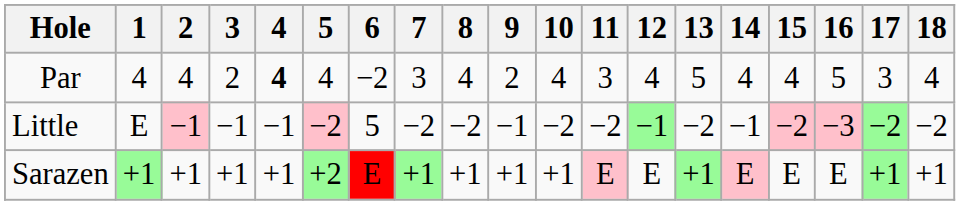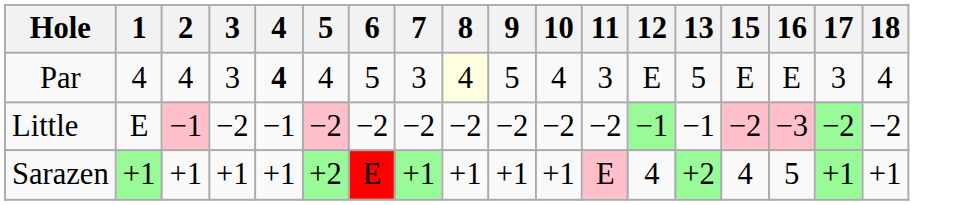- column: (745, 28)
(232, 77) 2 -> (232, 77) 3
(372, 77) −2 -> (372, 77) 5
(465, 77) no background -> (465, 77) lightyellow background
(512, 77) 2 -> (512, 77) 5
(652, 77) 4 -> (652, 77) E
(792, 77) 4 -> (745, 77) E
(838, 77) 5 -> (792, 77) E
(232, 125) −1 -> (232, 125) −2
(372, 125) 5 -> (372, 125) −2
(512, 125) −1 -> (512, 125) −2
(698, 125) −2 -> (698, 125) −1
(652, 174) E -> (652, 174) 4
(698, 174) +1 -> (698, 174) +2
(792, 174) E -> (745, 174) 4
(838, 174) E -> (792, 174) 5
